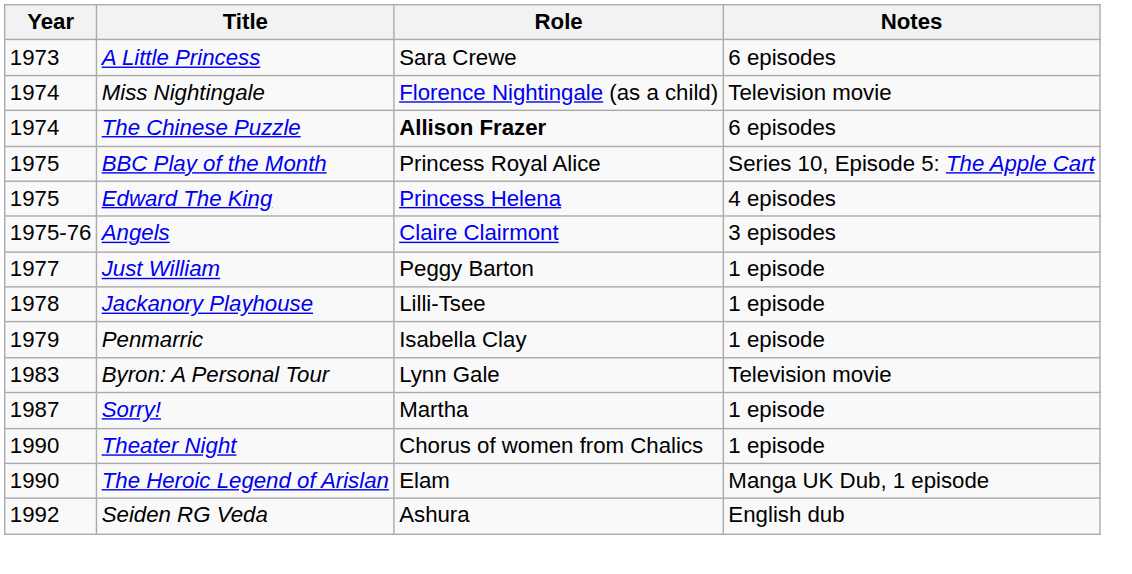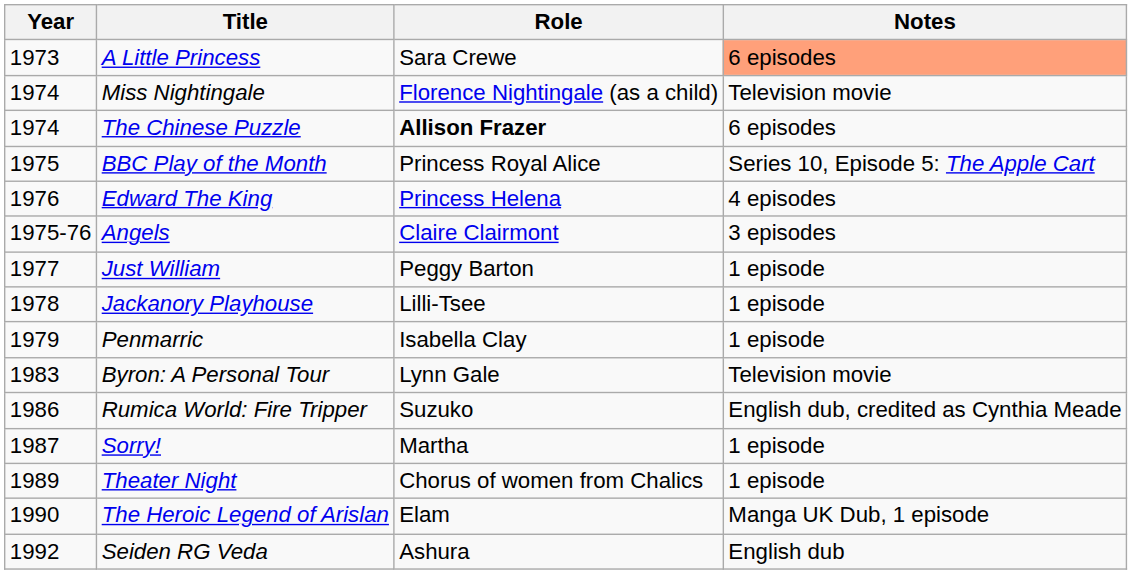(782, 57) no background -> (782, 57) lightsalmon background
(35, 198) 1975 -> (35, 198) 1976
+ row: (234, 410)
(35, 445) 1990 -> (35, 480) 1989
